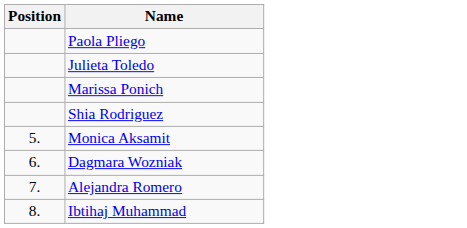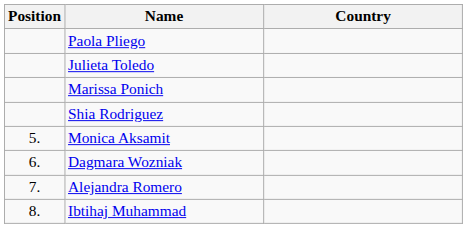+ column: (363, 16)
